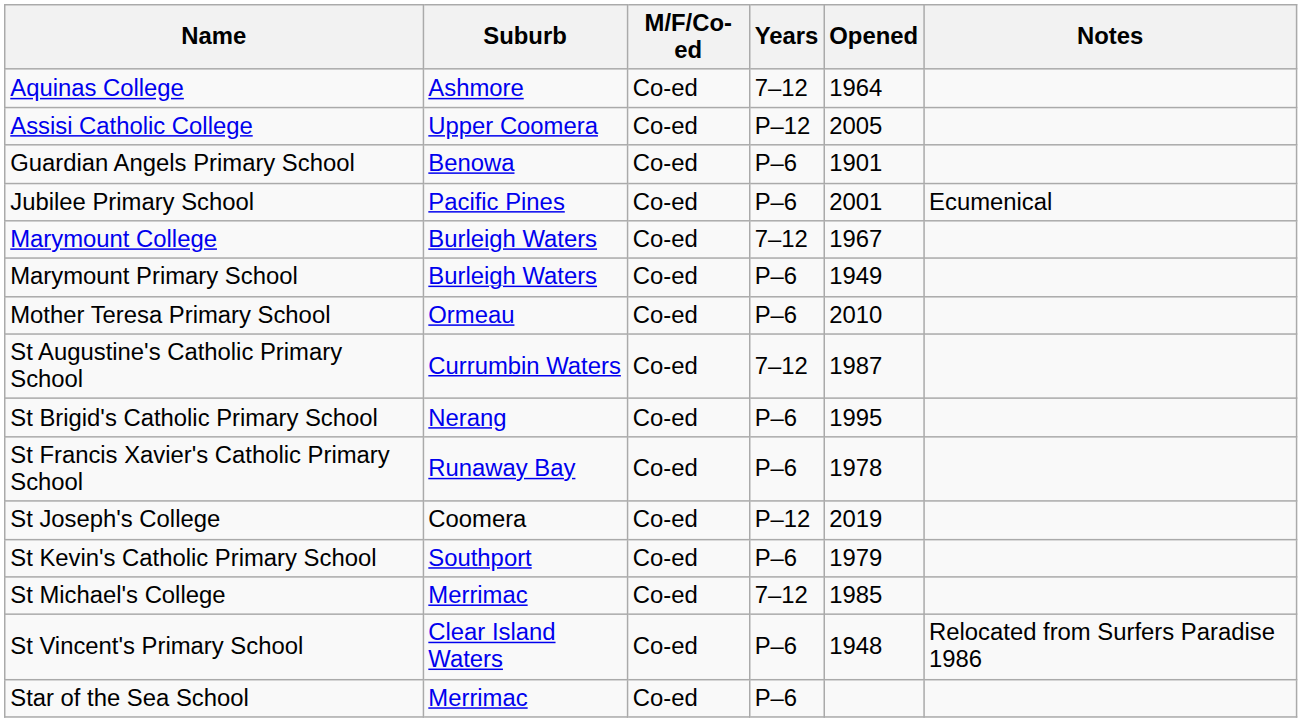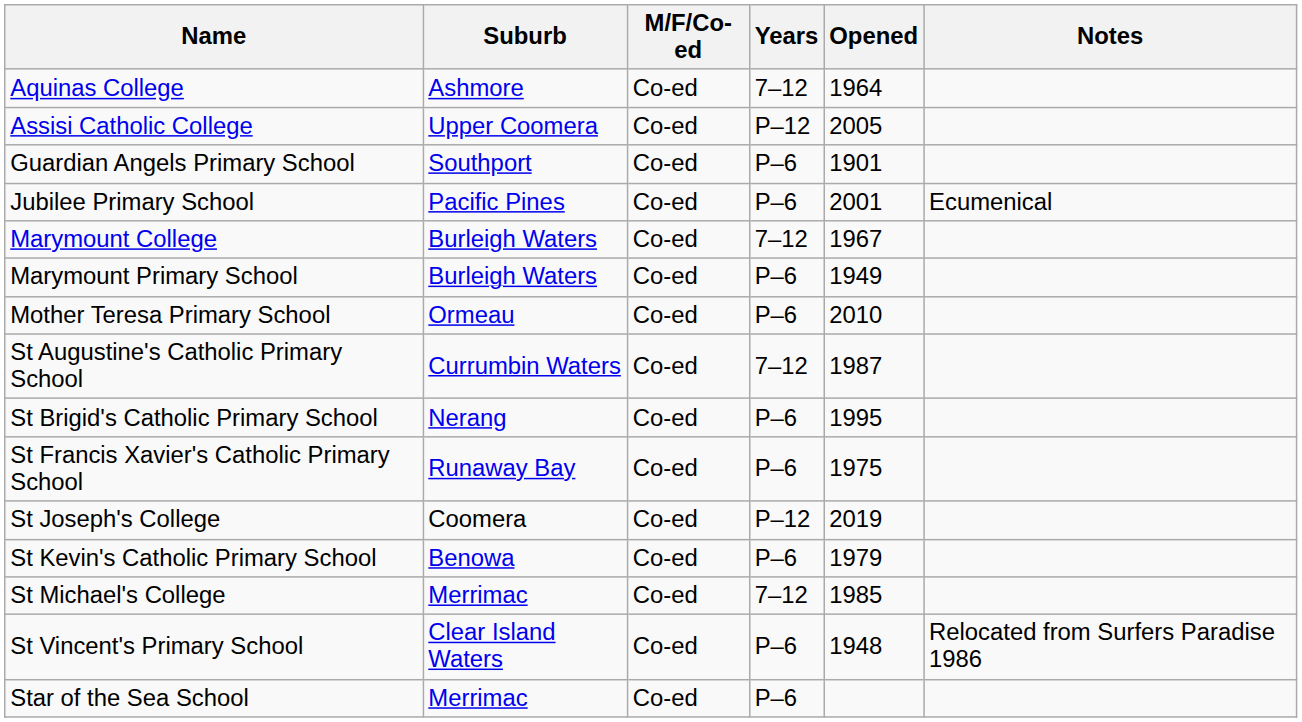(471, 163) Benowa -> (480, 163) Southport
(856, 468) 1978 -> (856, 468) 1975
(480, 557) Southport -> (471, 557) Benowa
